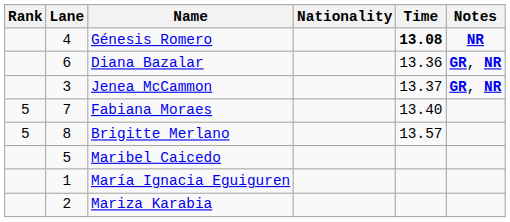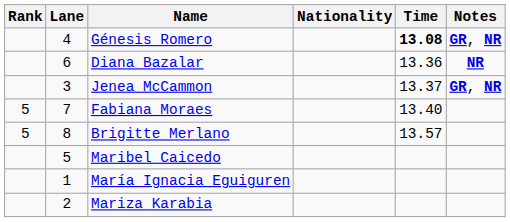(475, 40) NR -> (475, 40) GR, NR
(475, 63) GR, NR -> (475, 63) NR
